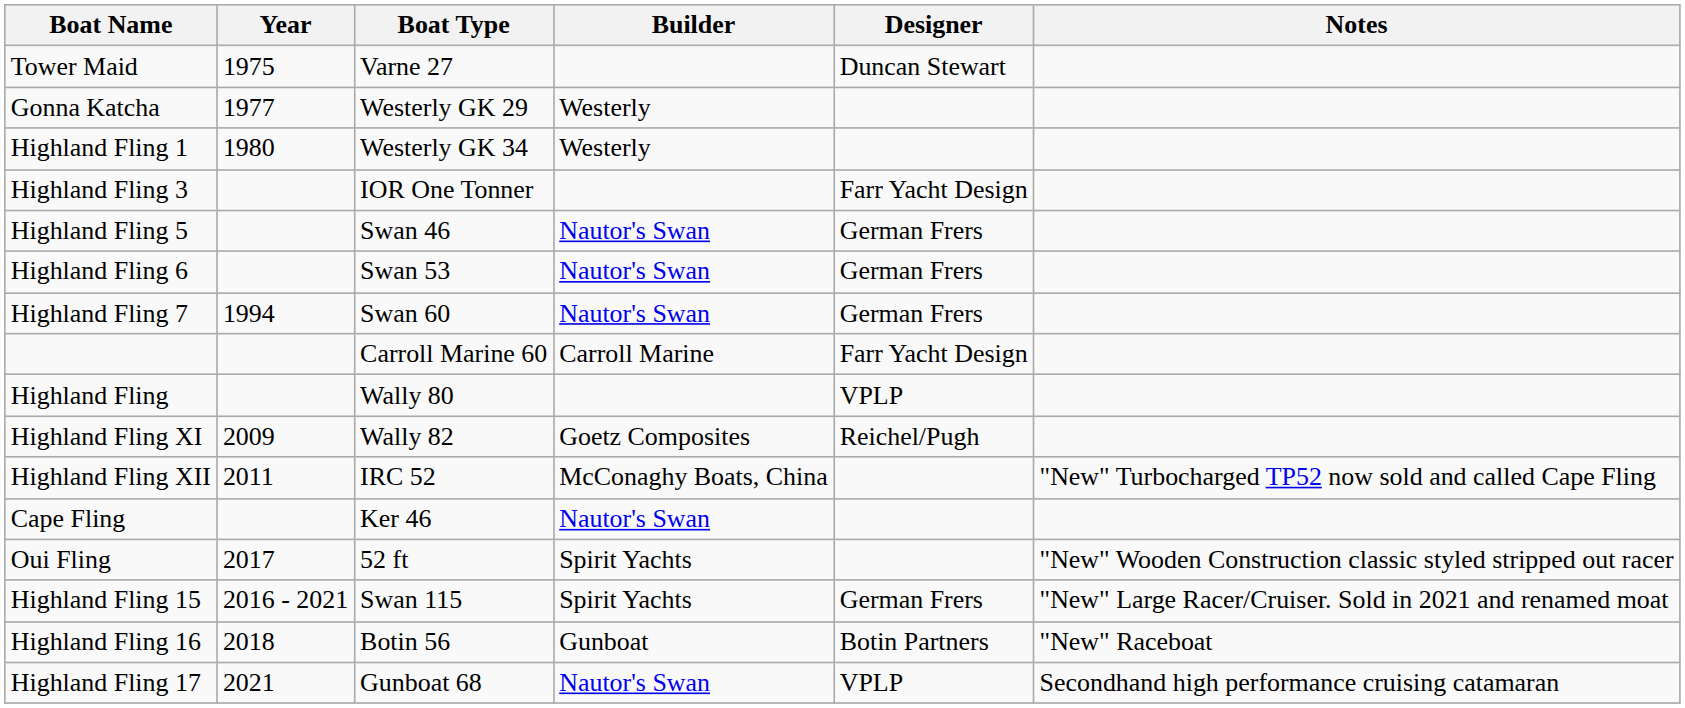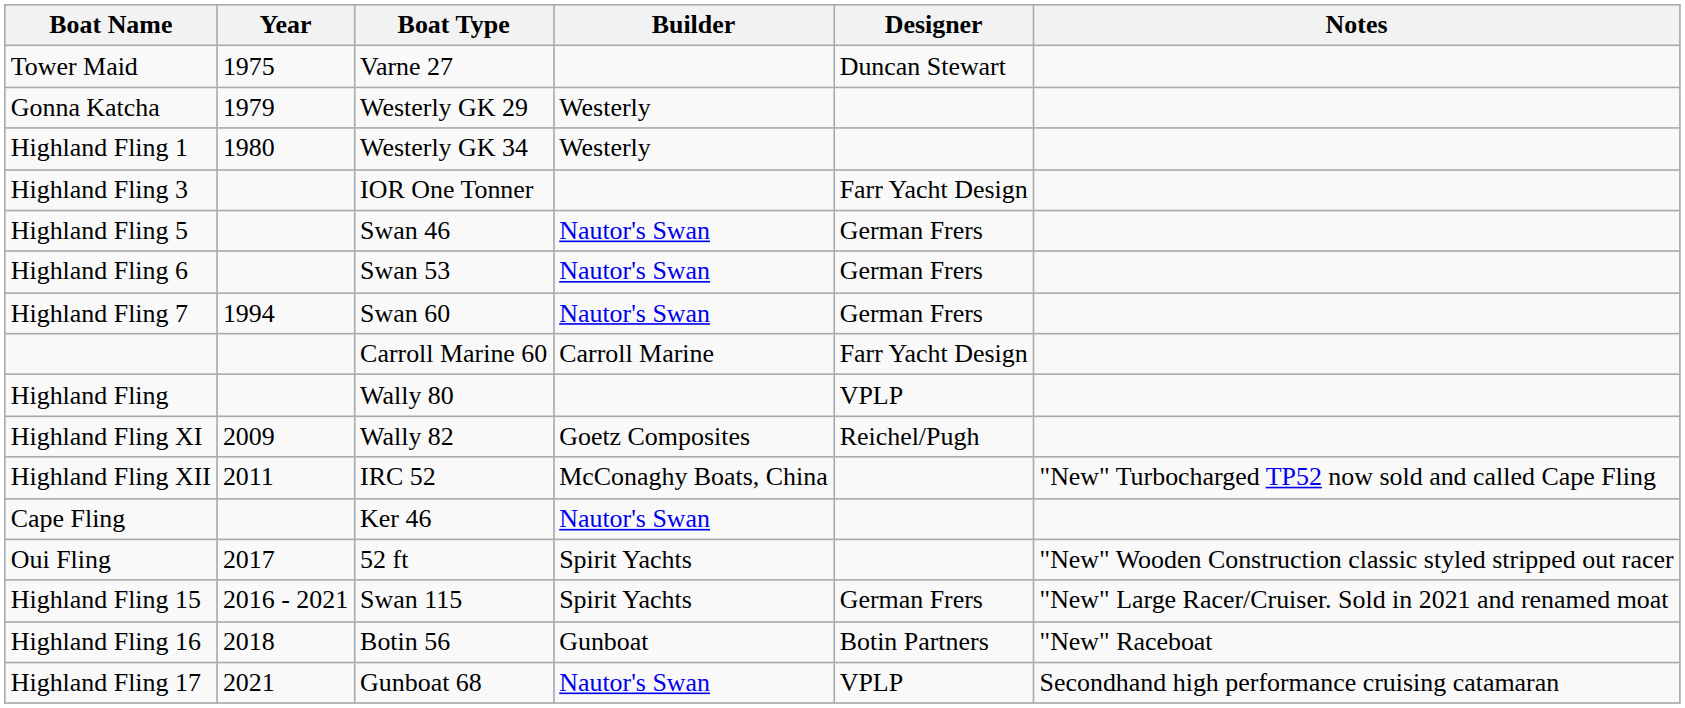(249, 107) 1977 -> (249, 107) 1979
